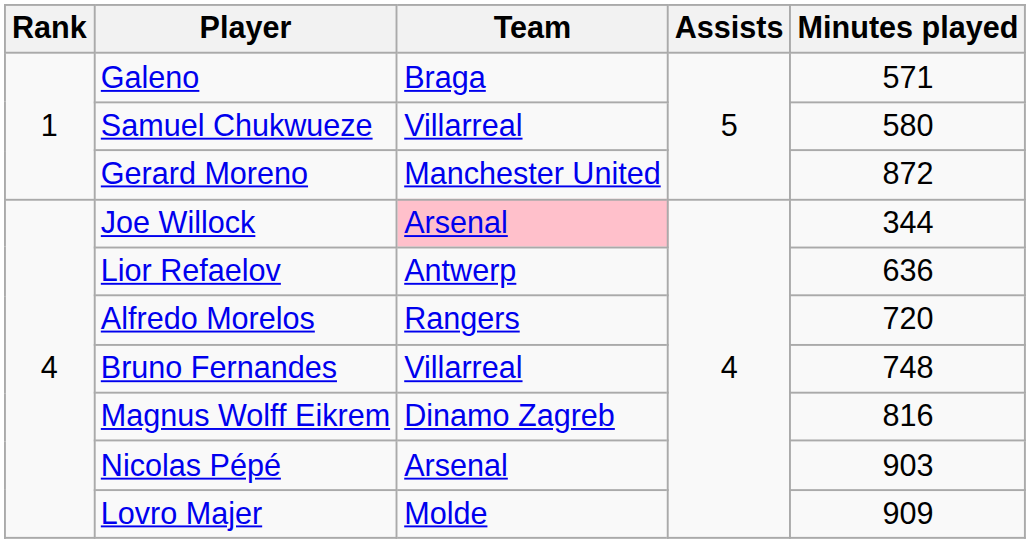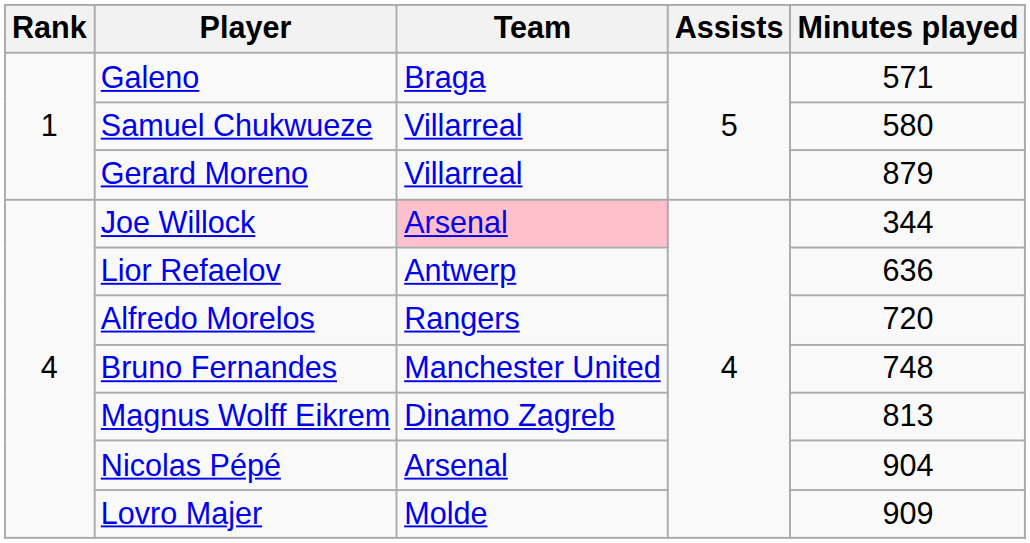(532, 174) Manchester United -> (463, 174) Villarreal
(908, 174) 872 -> (908, 174) 879
(463, 367) Villarreal -> (532, 367) Manchester United
(908, 416) 816 -> (908, 416) 813
(908, 464) 903 -> (908, 464) 904
